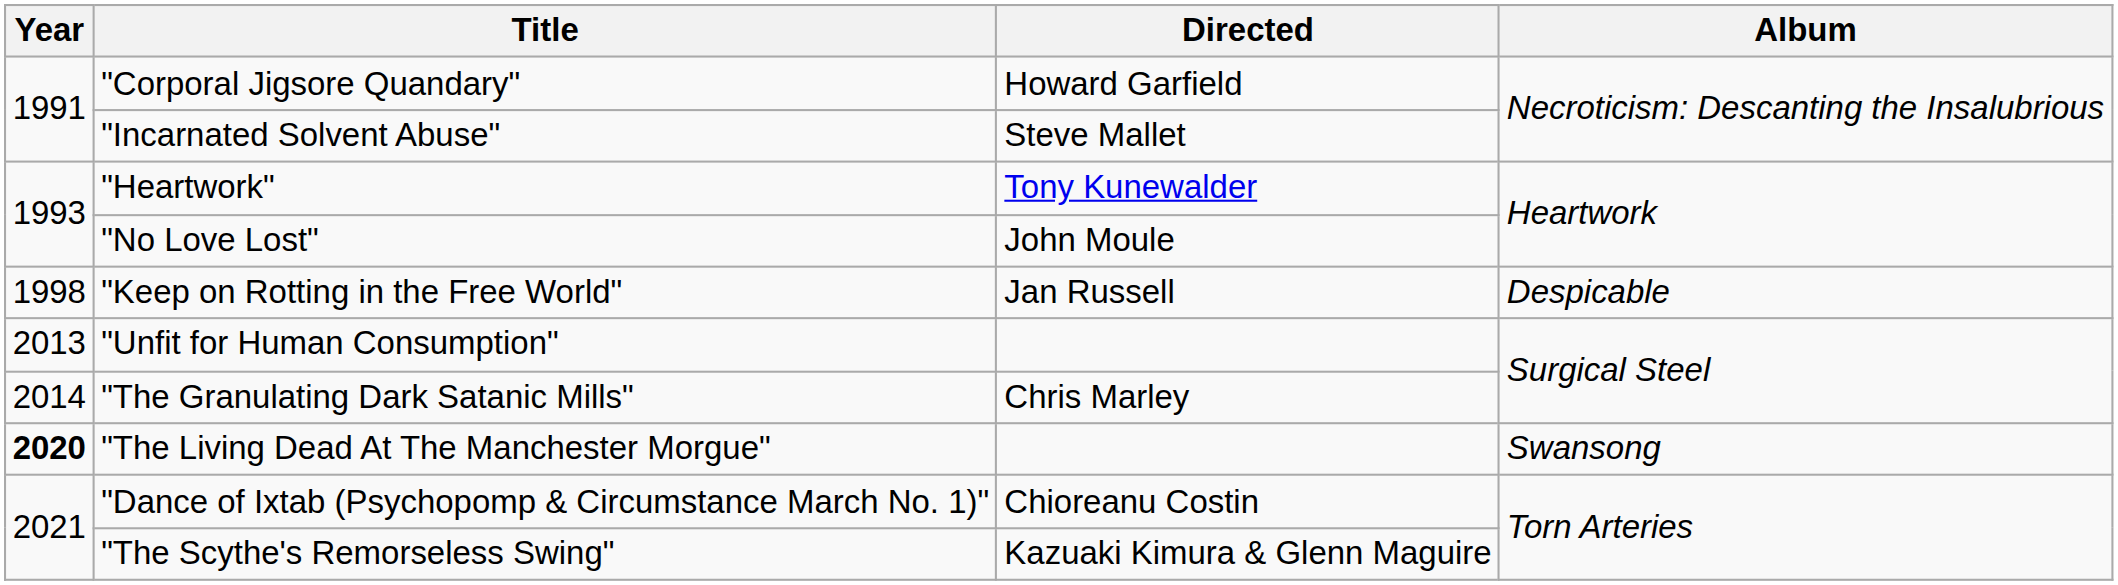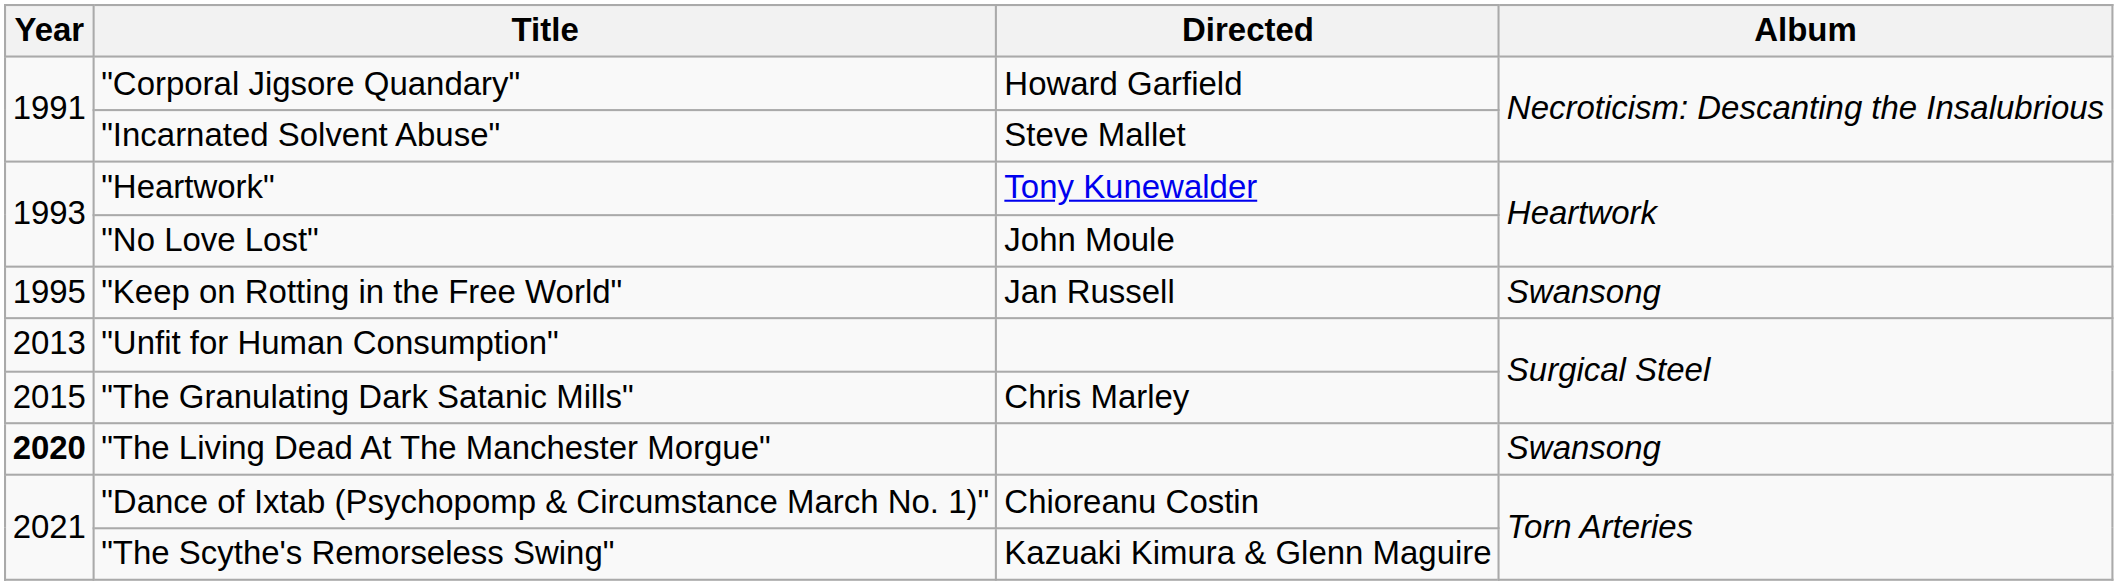(49, 291) 1998 -> (49, 291) 1995
(1588, 291) Despicable -> (1584, 291) Swansong
(49, 396) 2014 -> (49, 396) 2015
